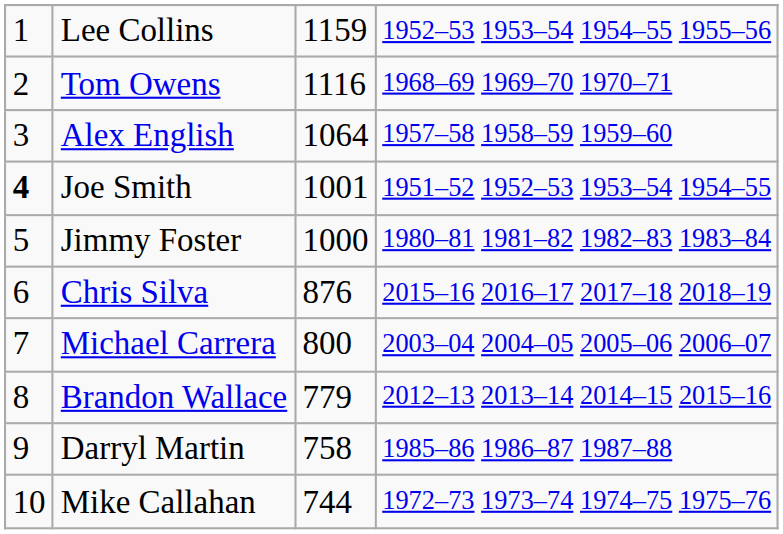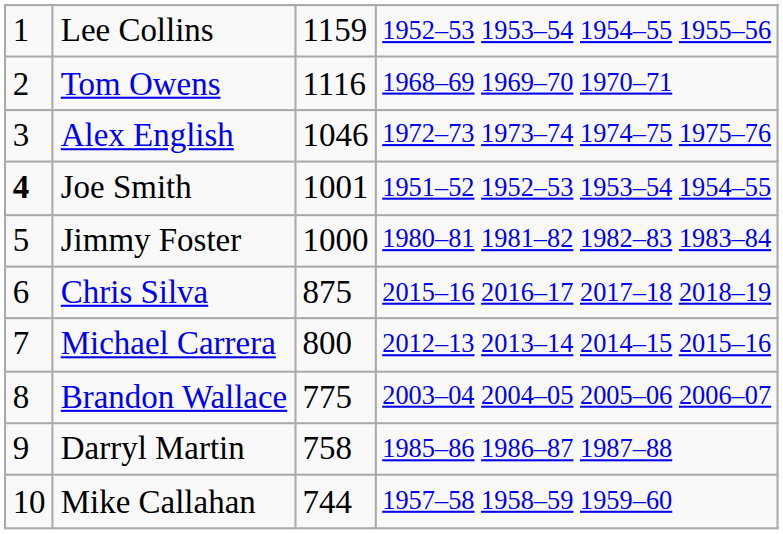(335, 135) 1064 -> (335, 135) 1046
(527, 135) 1957–58 1958–59 1959–60 -> (577, 135) 1972–73 1973–74 1974–75 1975–76
(327, 291) 876 -> (327, 291) 875
(577, 344) 2003–04 2004–05 2005–06 2006–07 -> (577, 344) 2012–13 2013–14 2014–15 2015–16
(327, 396) 779 -> (327, 396) 775
(577, 396) 2012–13 2013–14 2014–15 2015–16 -> (577, 396) 2003–04 2004–05 2005–06 2006–07
(577, 501) 1972–73 1973–74 1974–75 1975–76 -> (527, 501) 1957–58 1958–59 1959–60
